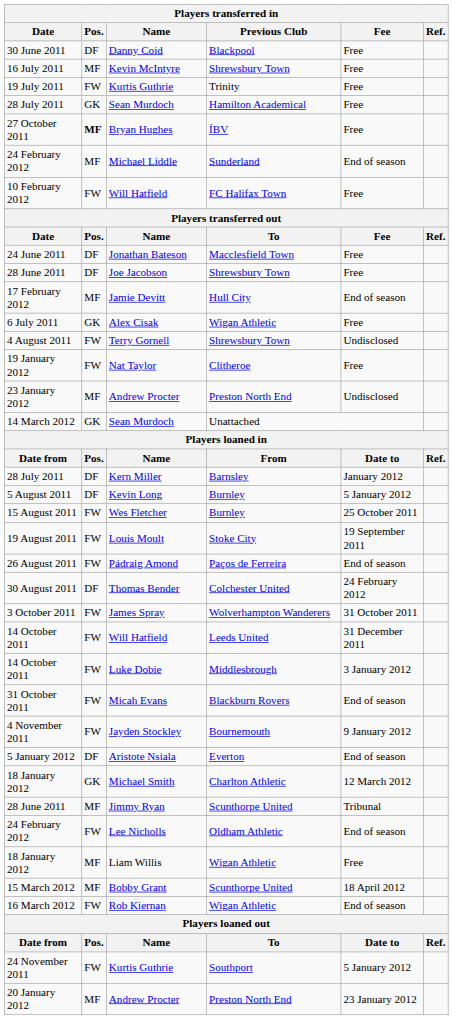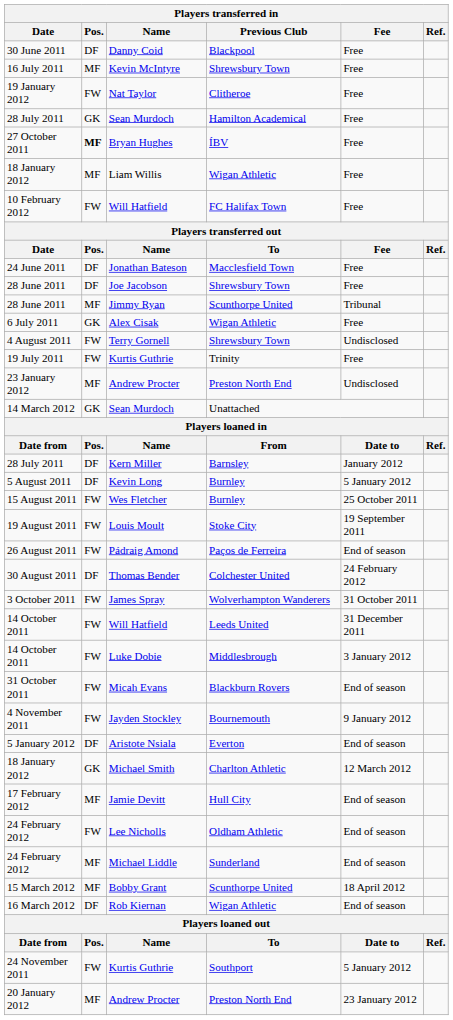rows swapped: (35, 87) <-> (31, 365)
rows swapped: (31, 863) <-> (34, 161)
rows swapped: (36, 806) <-> (34, 297)
(93, 906) FW -> (91, 906) DF
